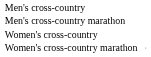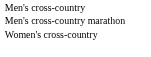- row: (71, 48)
